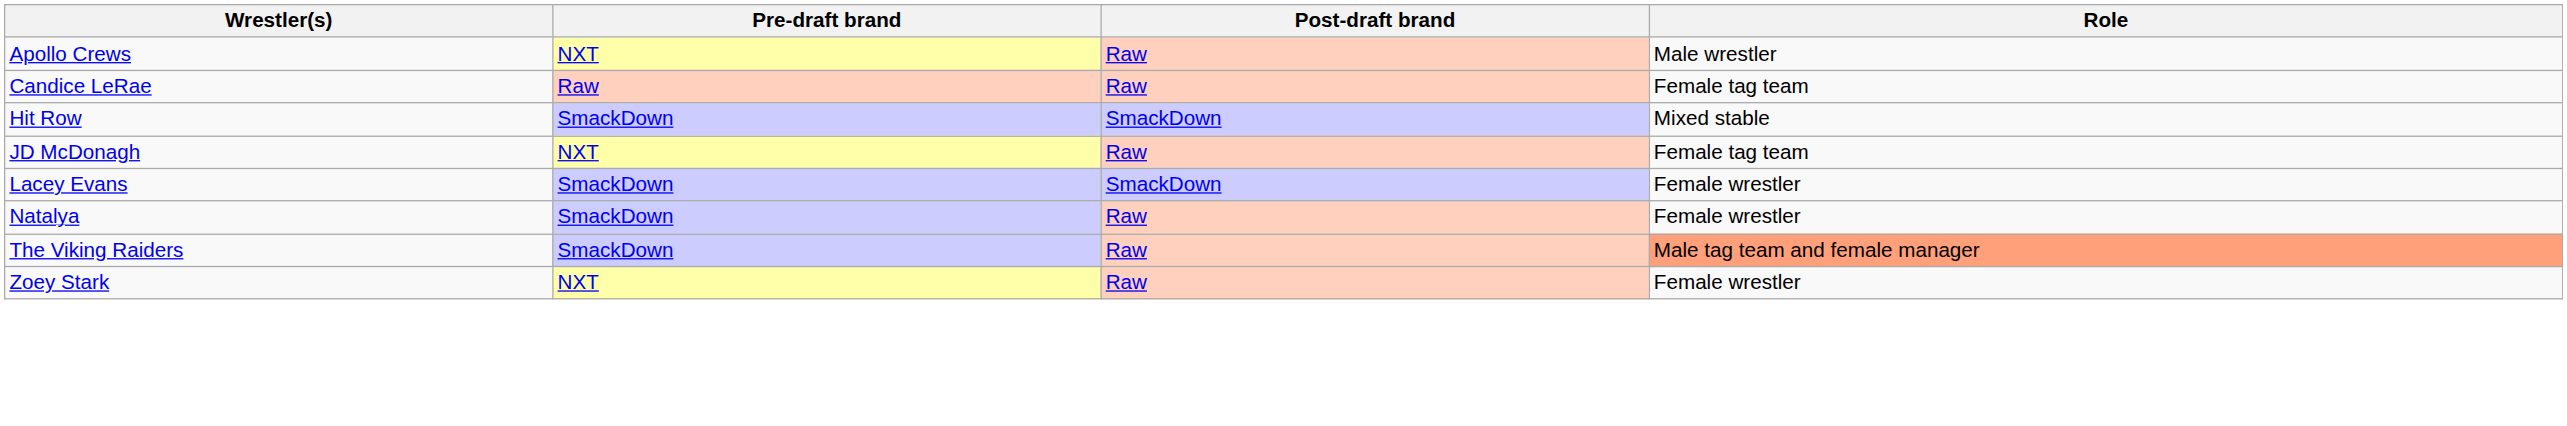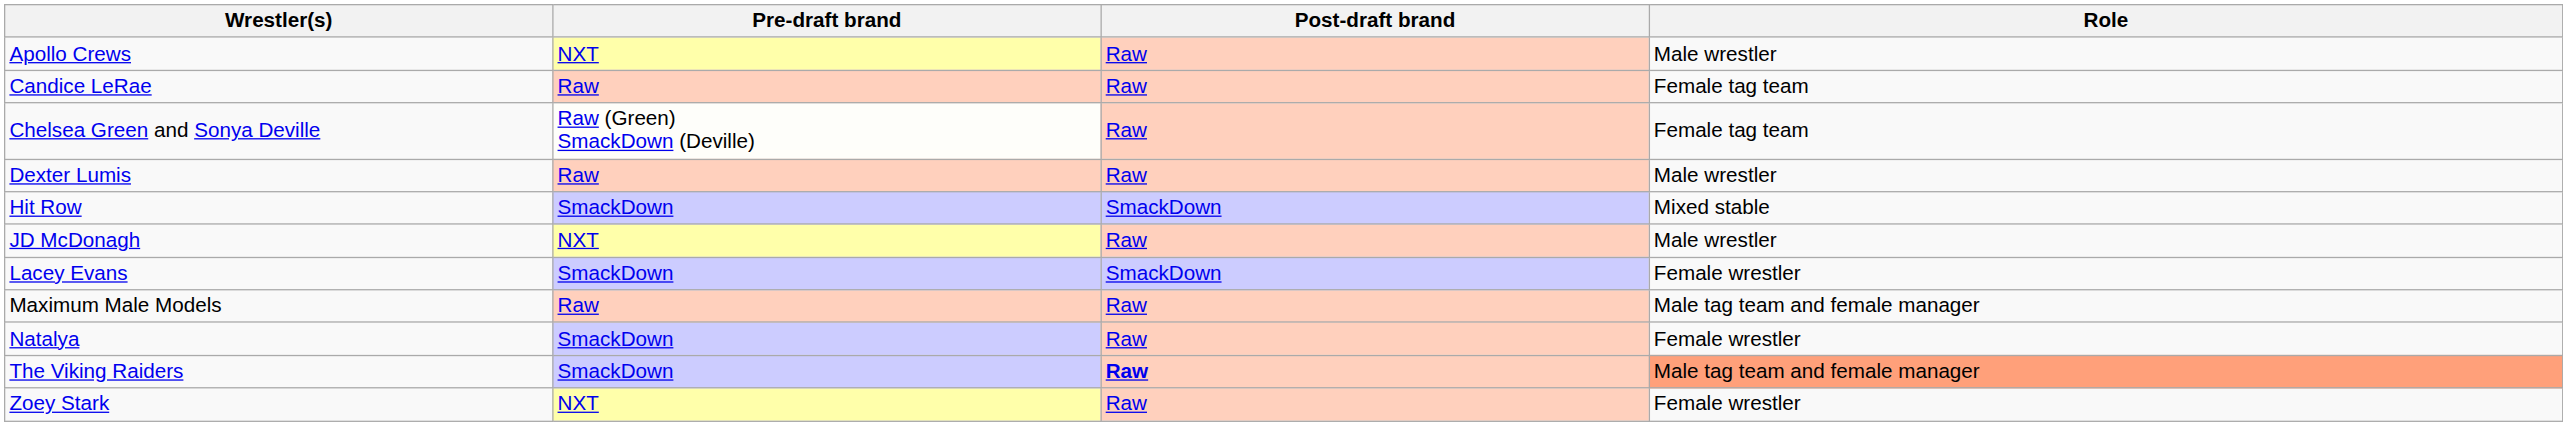+ row: (165, 130)
+ row: (70, 175)
(1731, 151) Female tag team -> (1715, 240) Male wrestler
+ row: (115, 305)
(1126, 250) normal -> (1127, 371) bold
